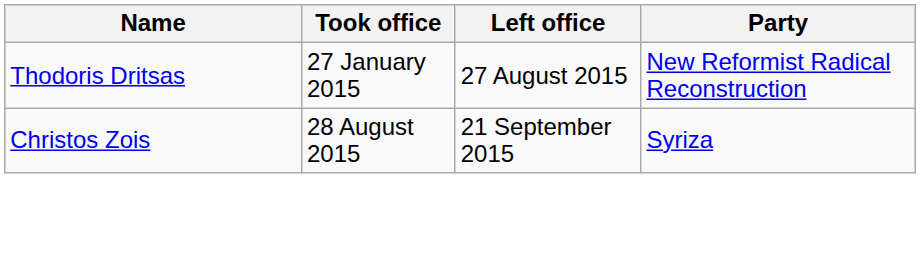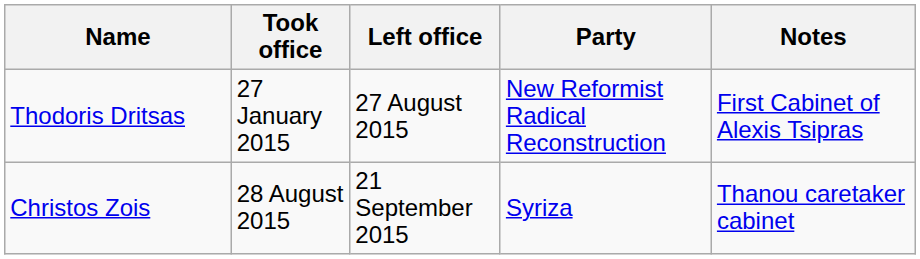+ column: (813, 37)
